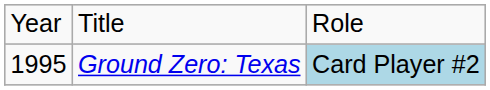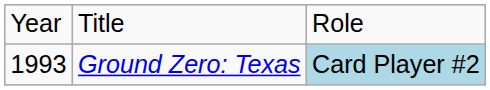(39, 64) 1995 -> (39, 64) 1993
